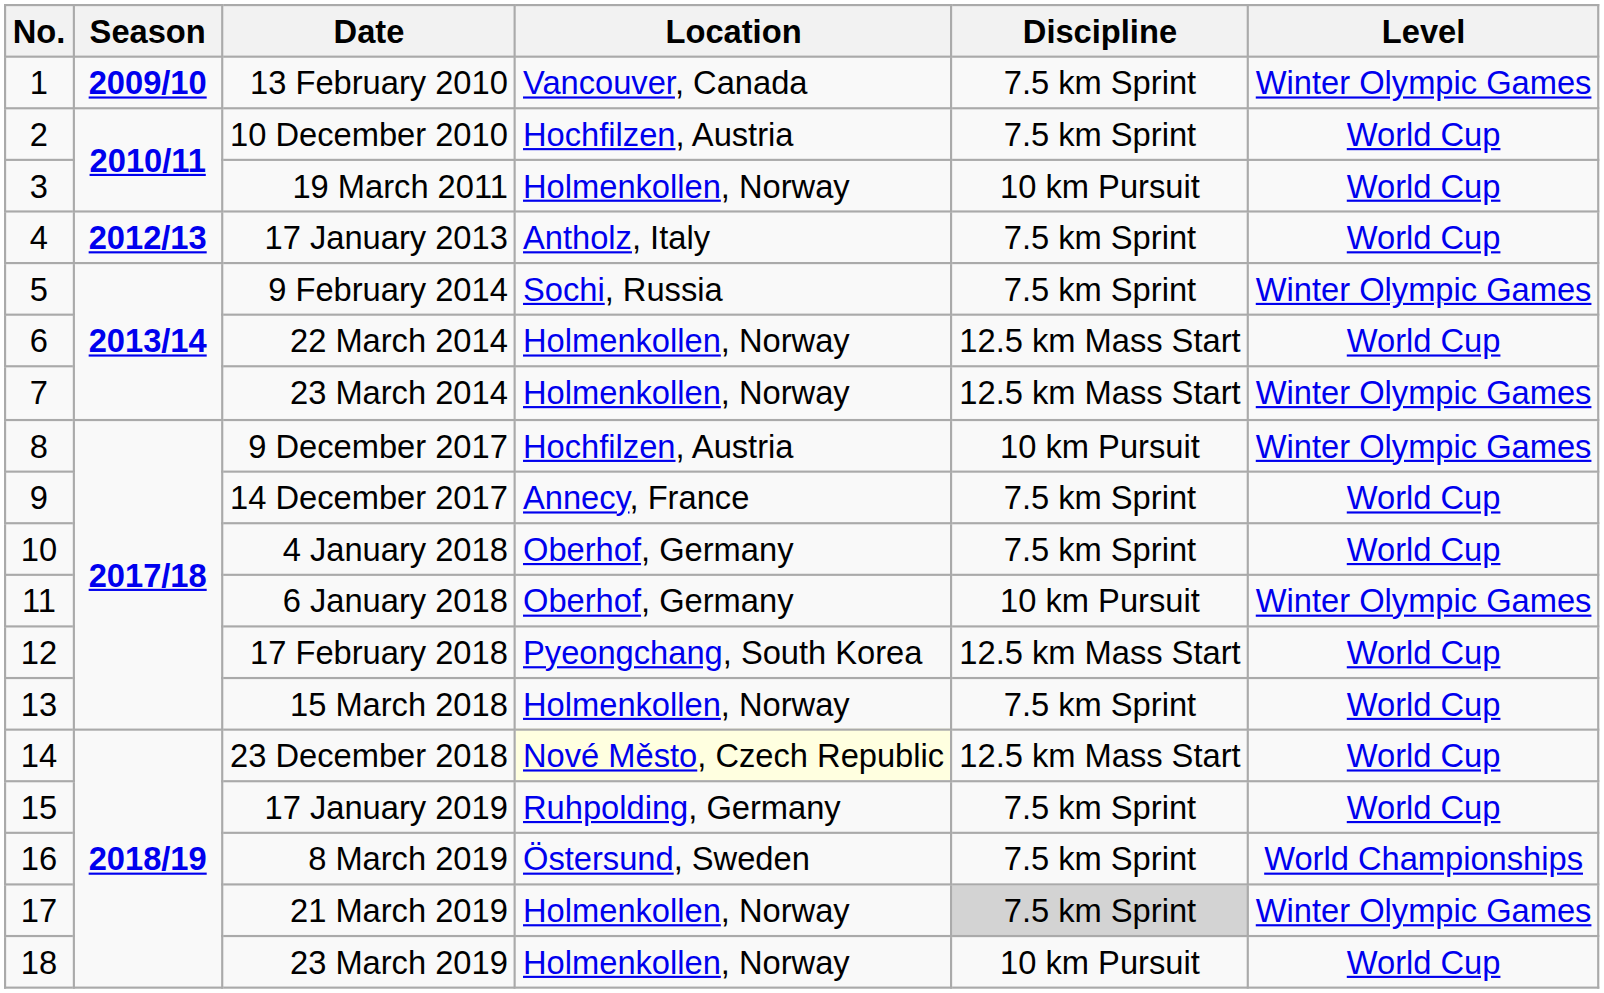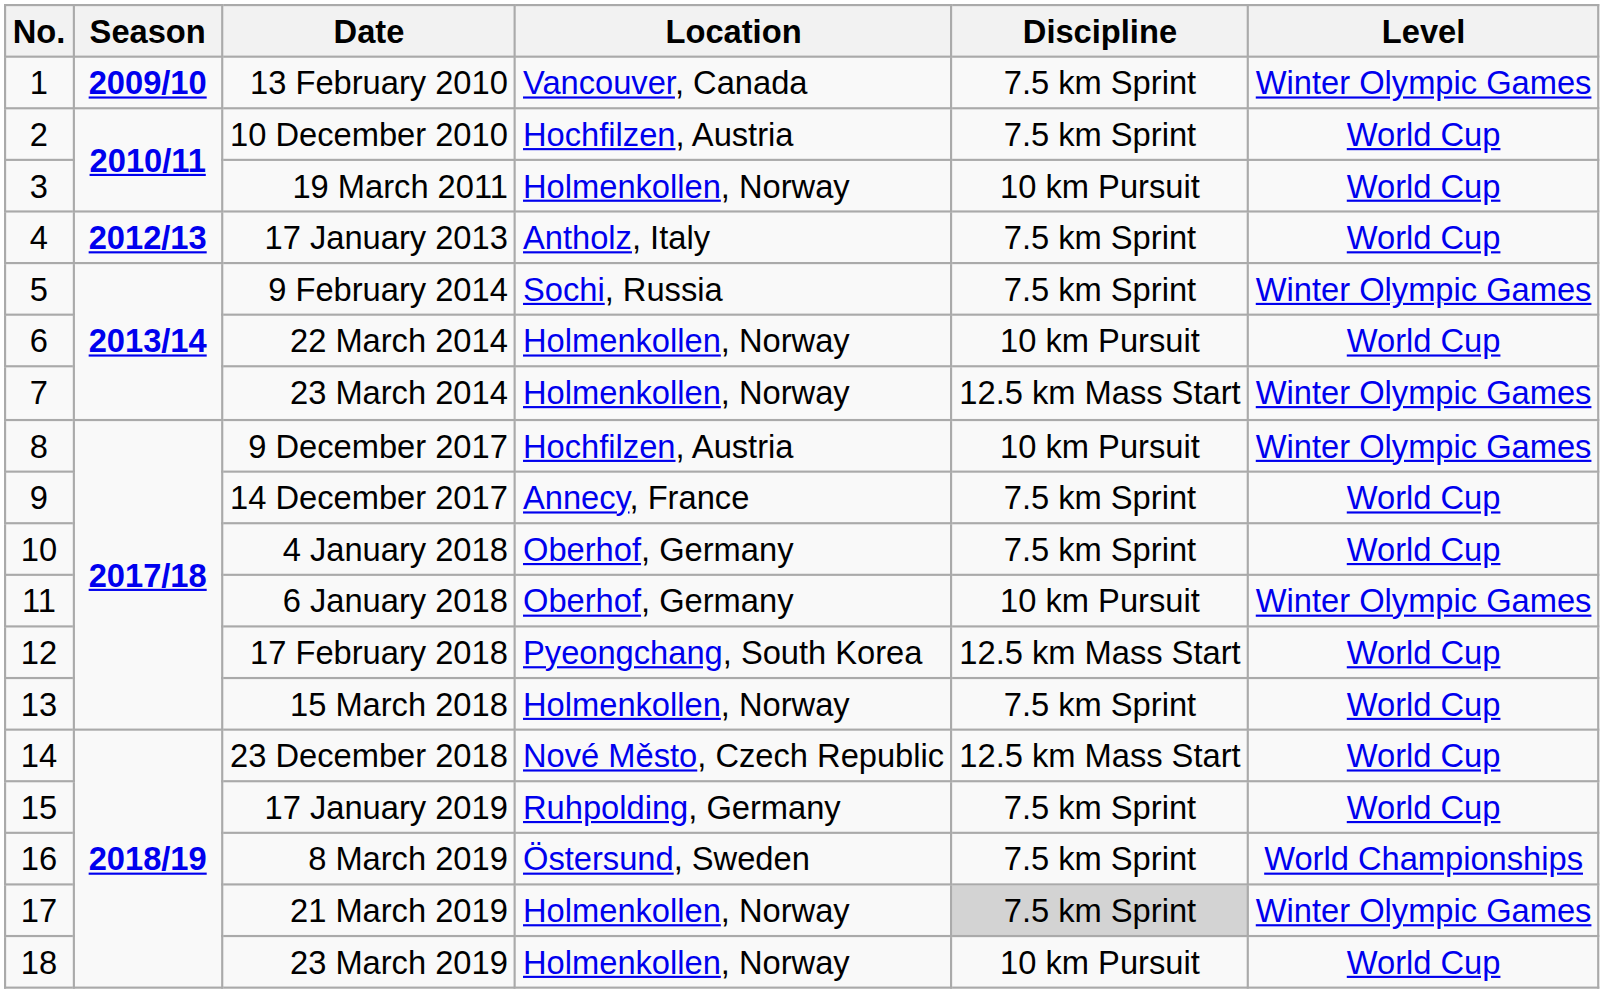(1100, 342) 12.5 km Mass Start -> (1100, 342) 10 km Pursuit
(734, 755) lightyellow background -> (734, 755) no background
